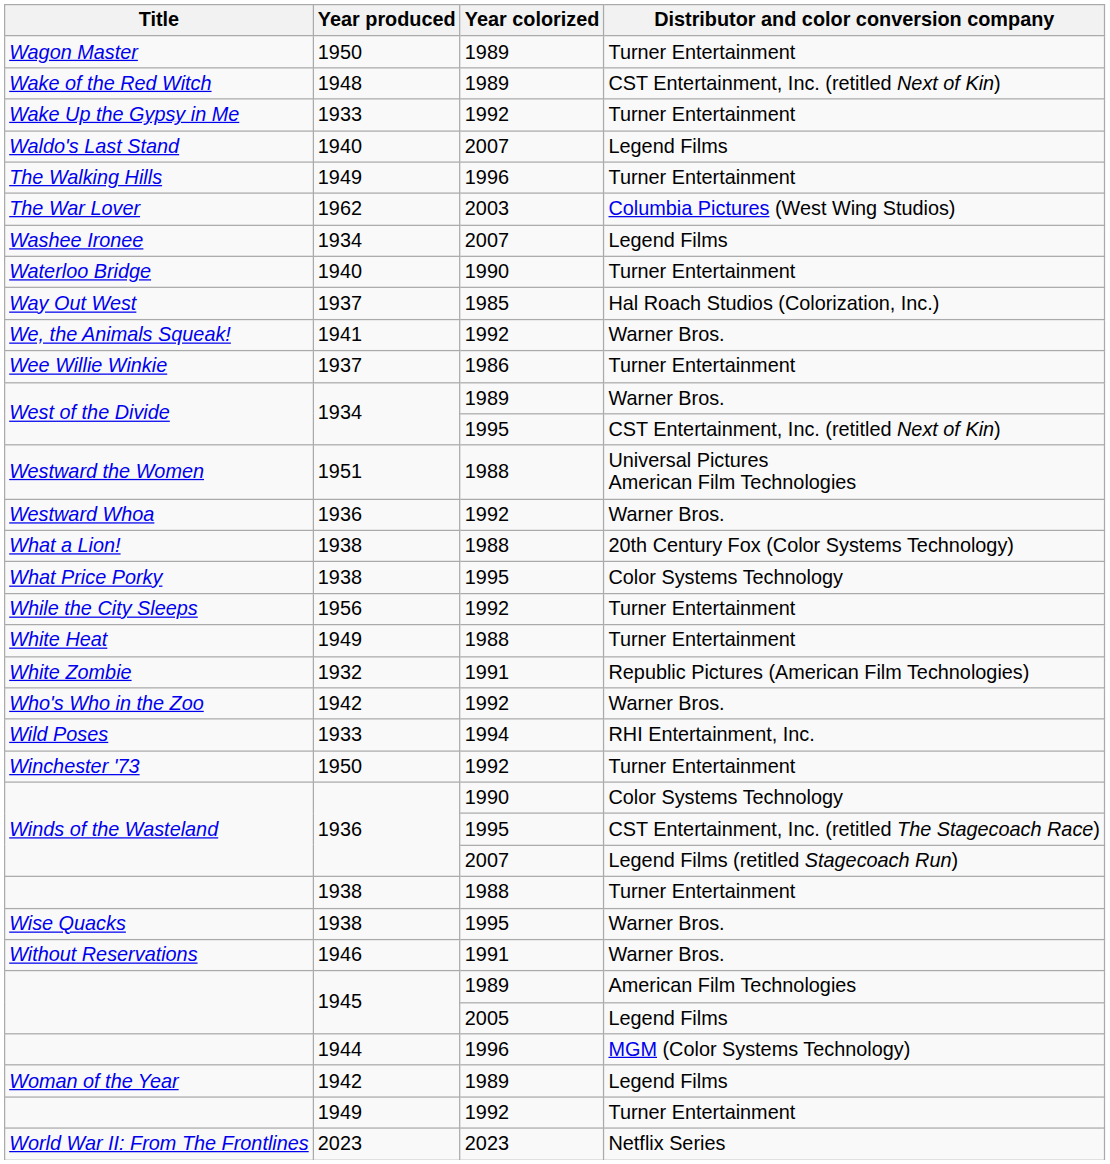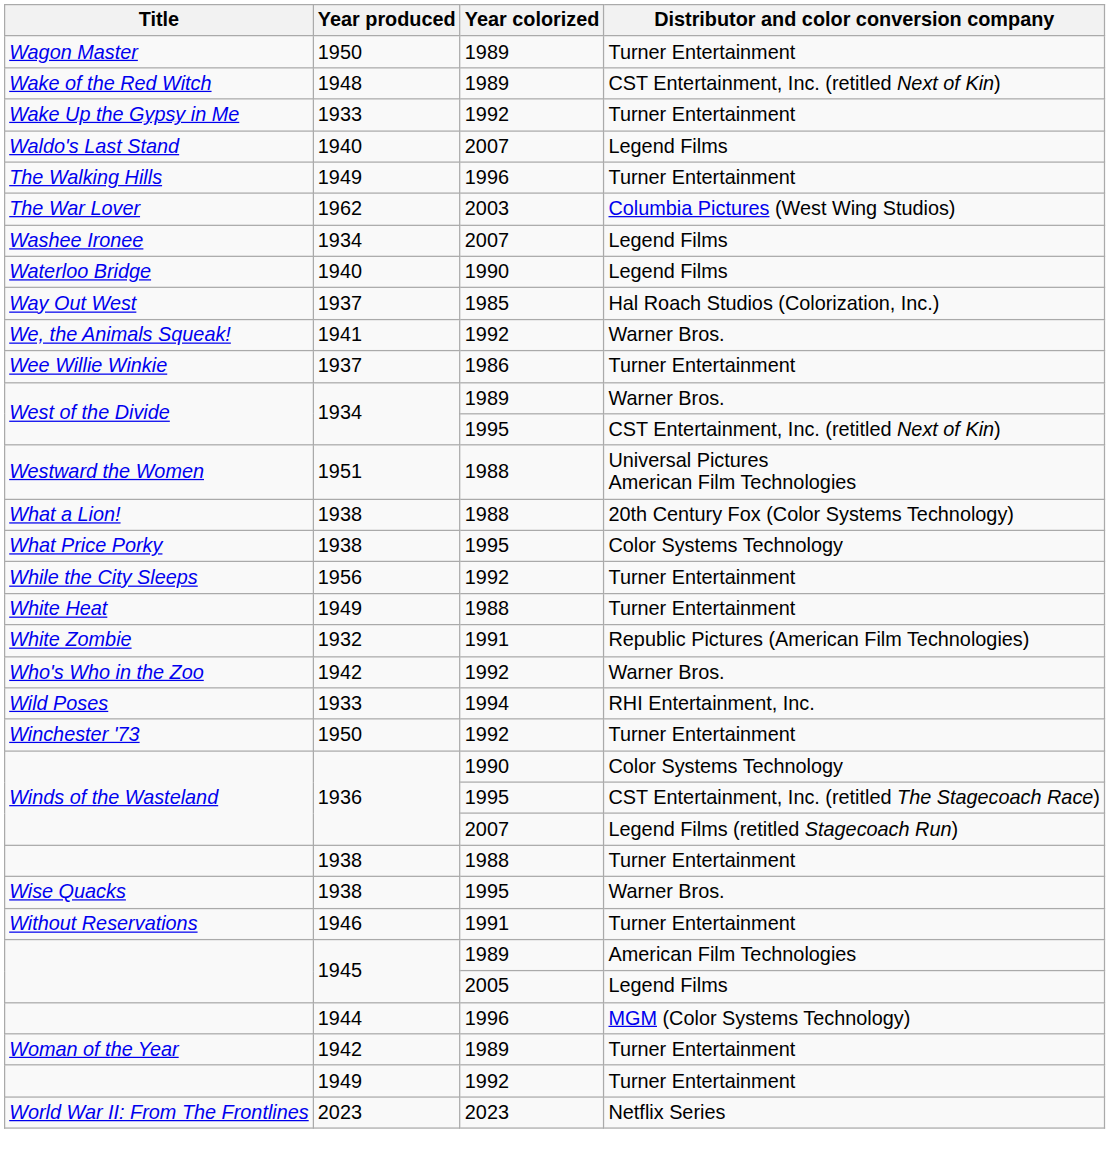(702, 271) Turner Entertainment -> (668, 271) Legend Films
- row: (82, 514)
(667, 955) Warner Bros. -> (702, 923) Turner Entertainment
(668, 1080) Legend Films -> (702, 1049) Turner Entertainment
